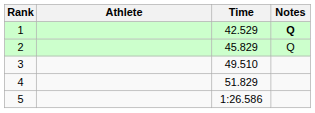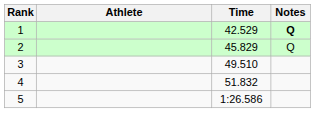(241, 82) 51.829 -> (241, 82) 51.832
